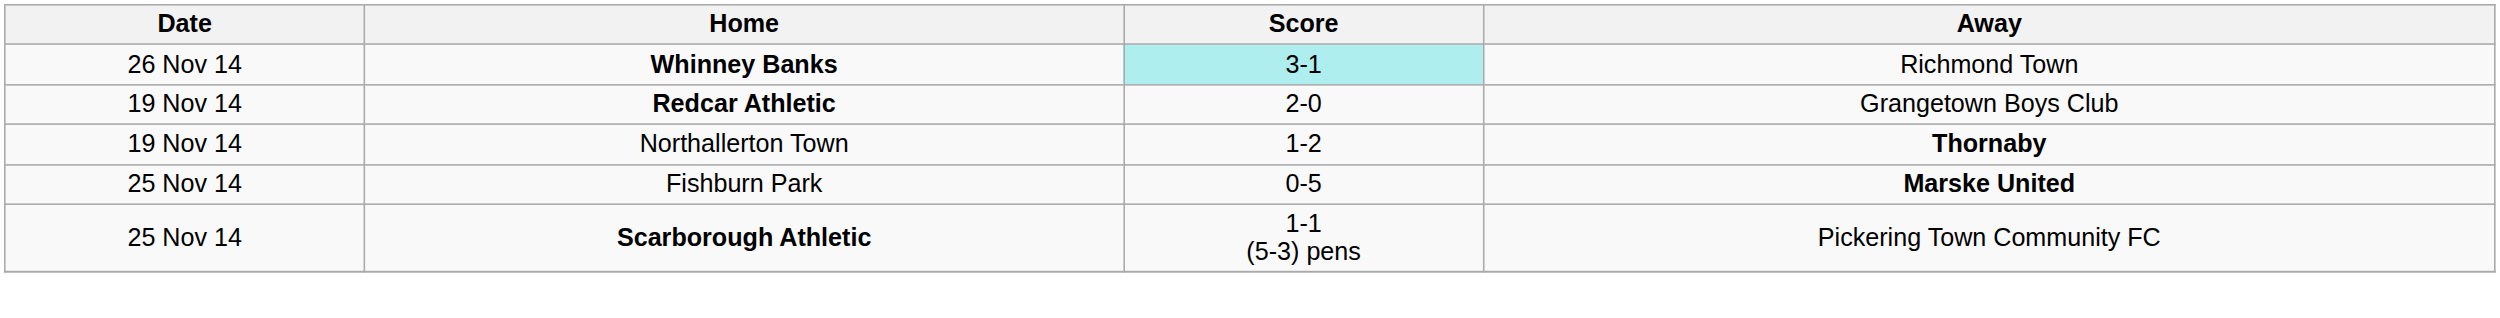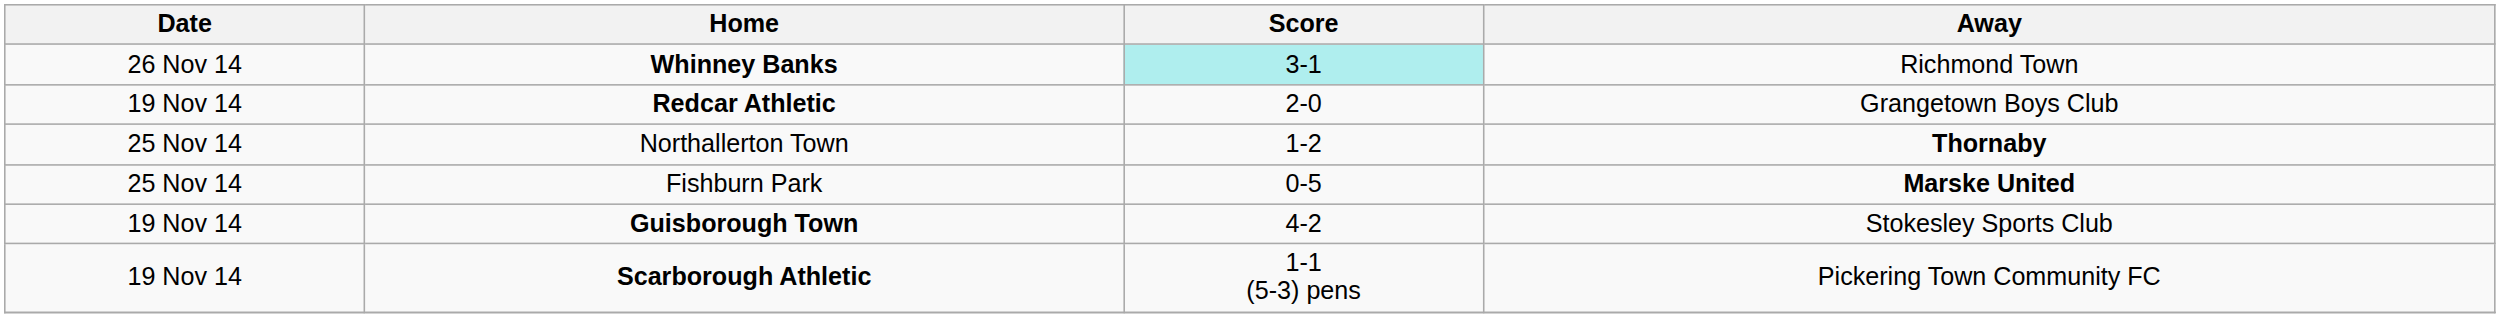(185, 143) 19 Nov 14 -> (185, 143) 25 Nov 14
+ row: (744, 223)
(185, 237) 25 Nov 14 -> (185, 277) 19 Nov 14
